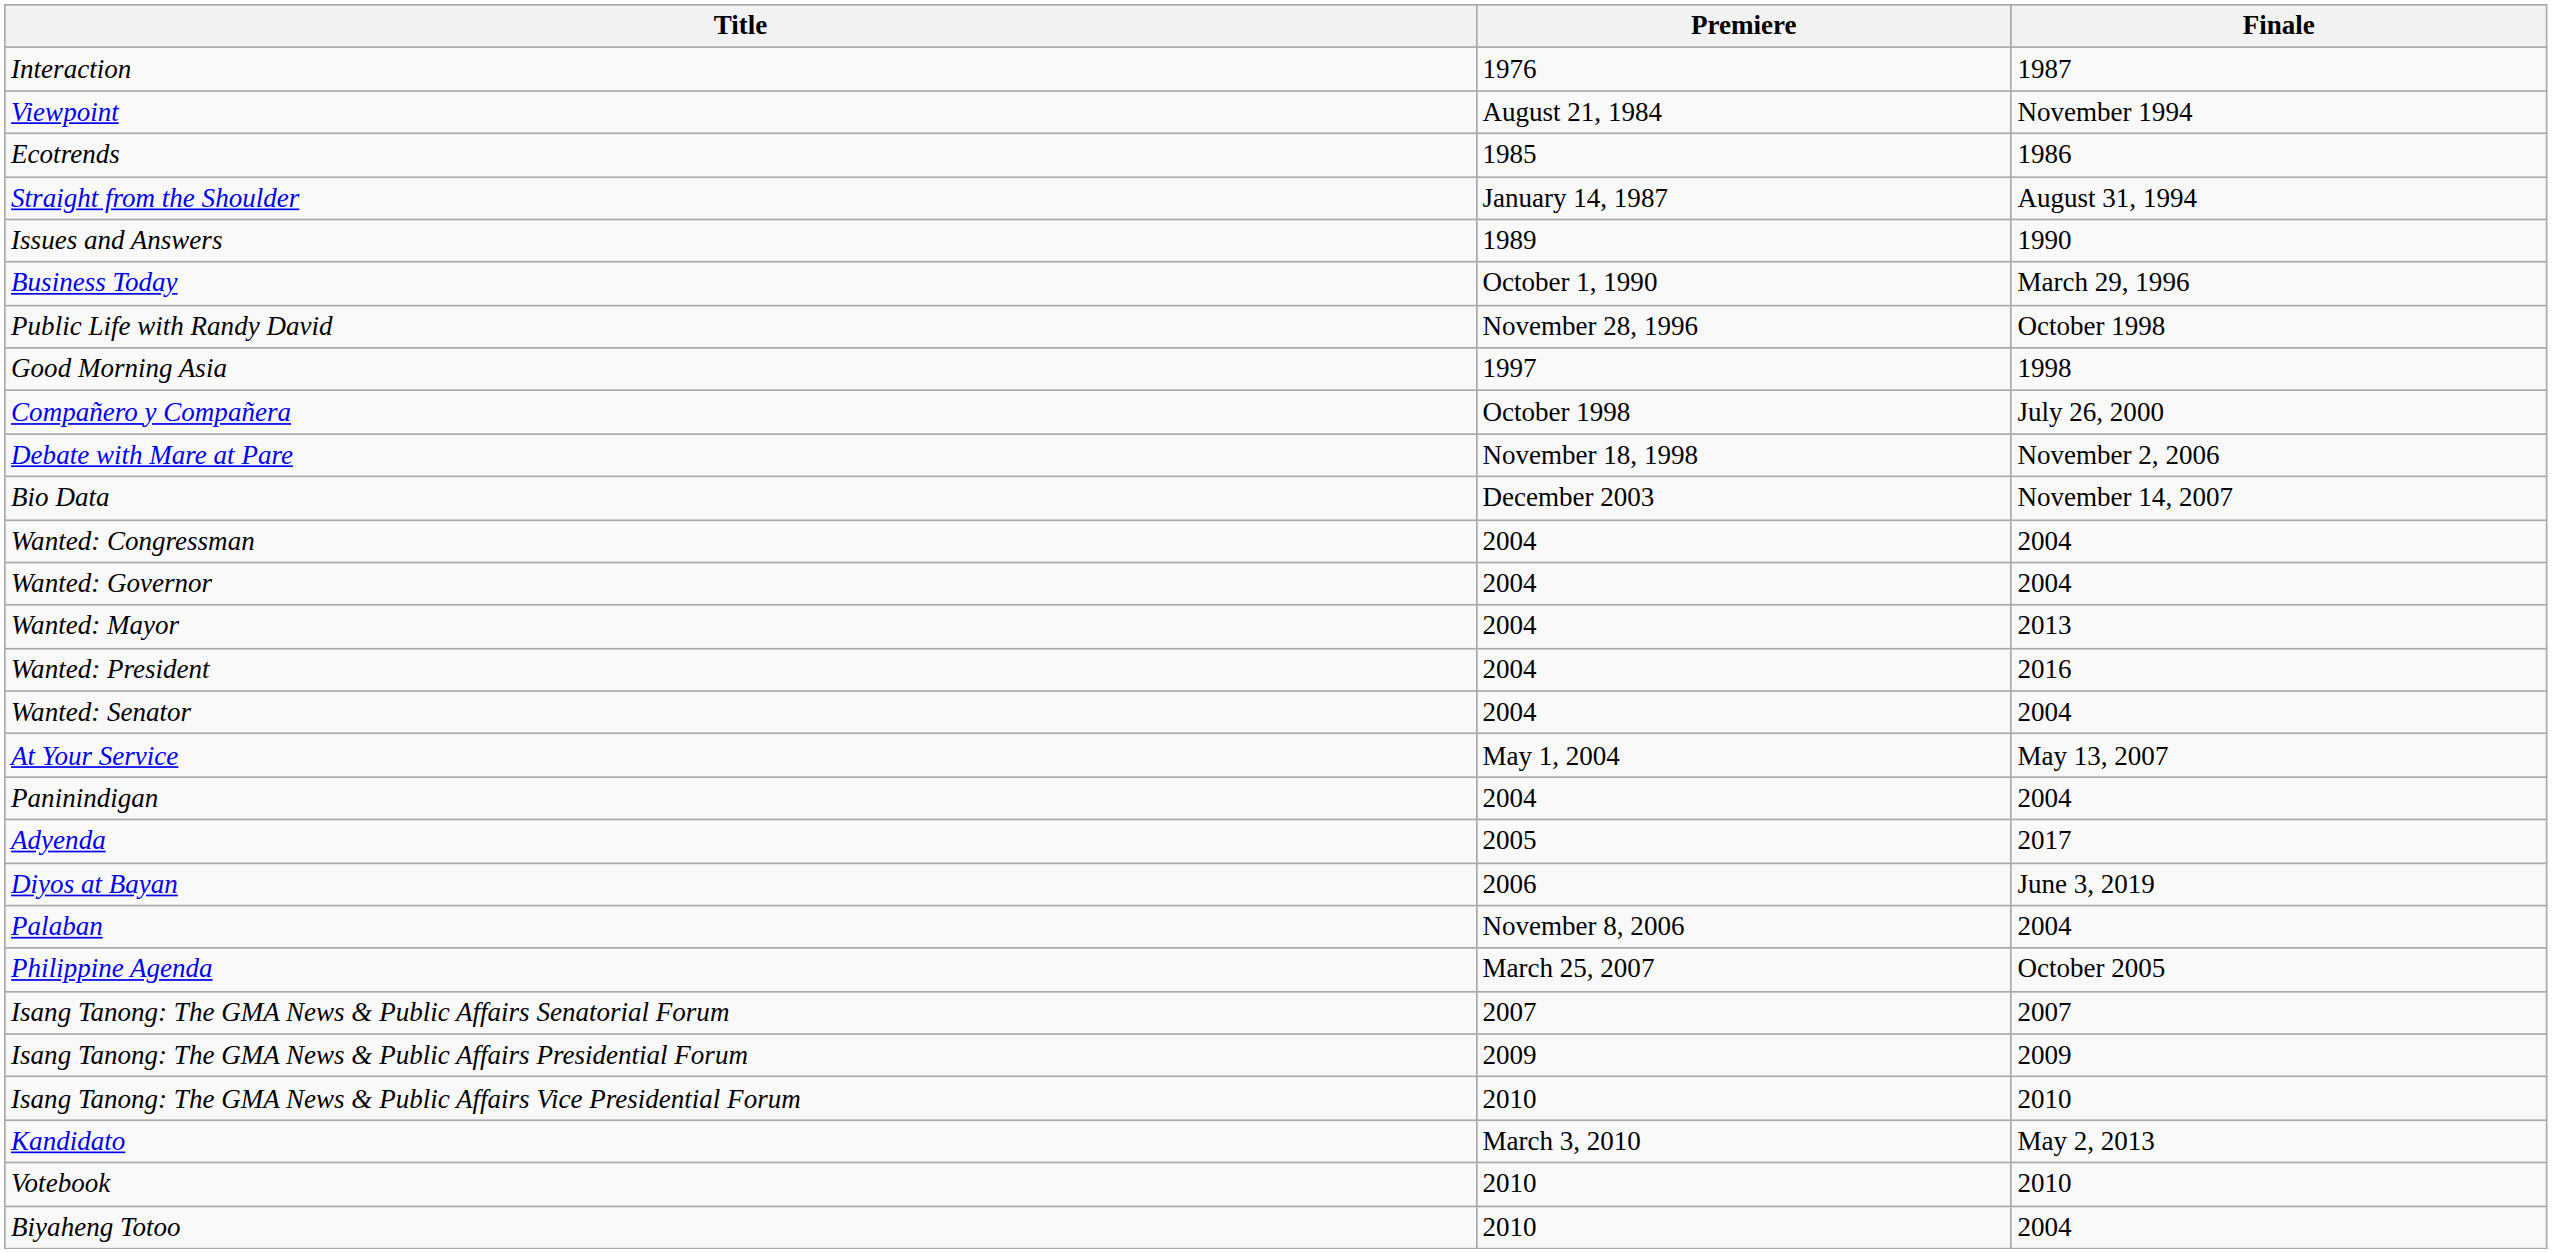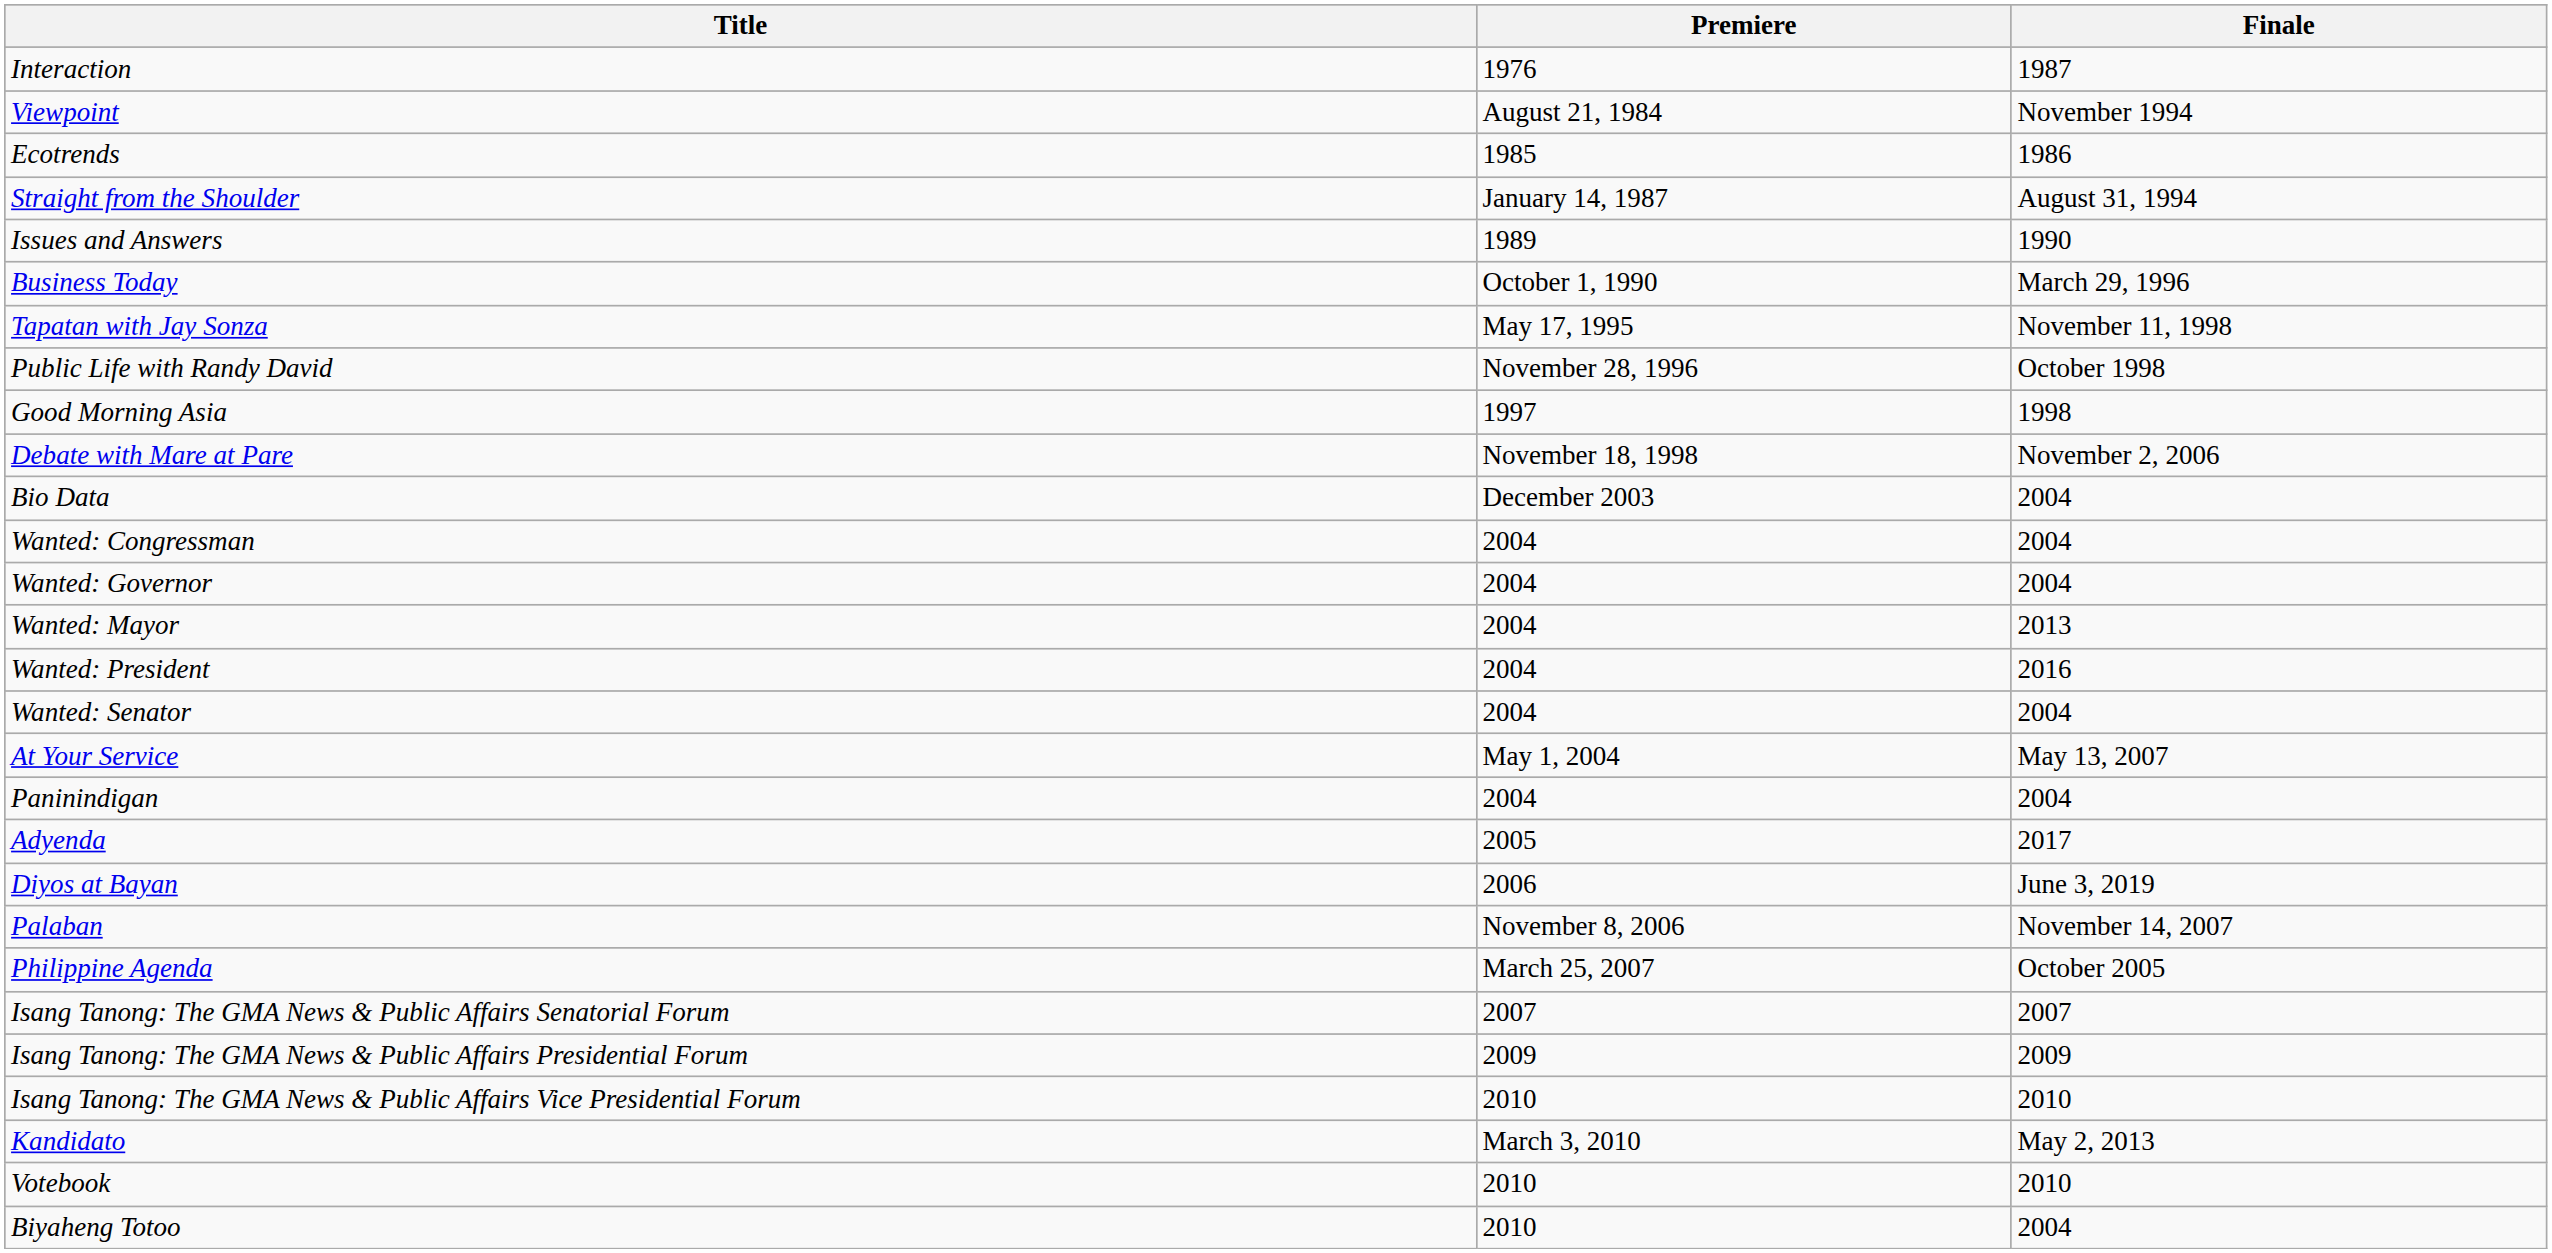+ row: (139, 326)
- row: (151, 411)
(2125, 497) November 14, 2007 -> (2044, 497) 2004
(2044, 926) 2004 -> (2125, 926) November 14, 2007
